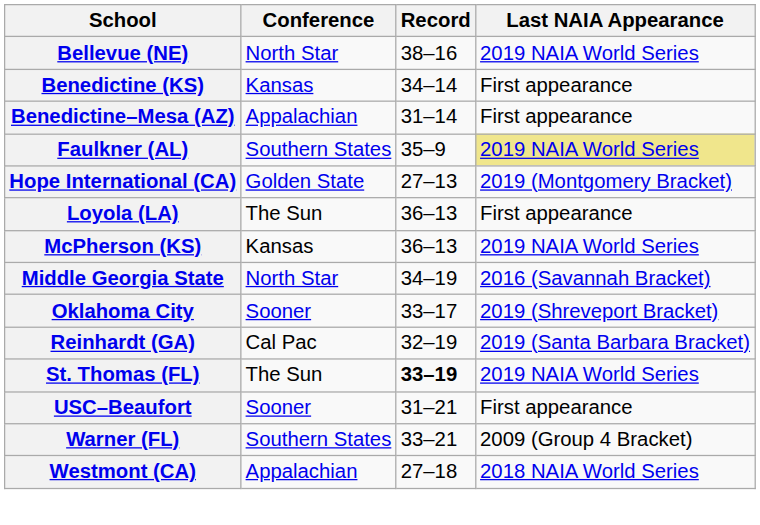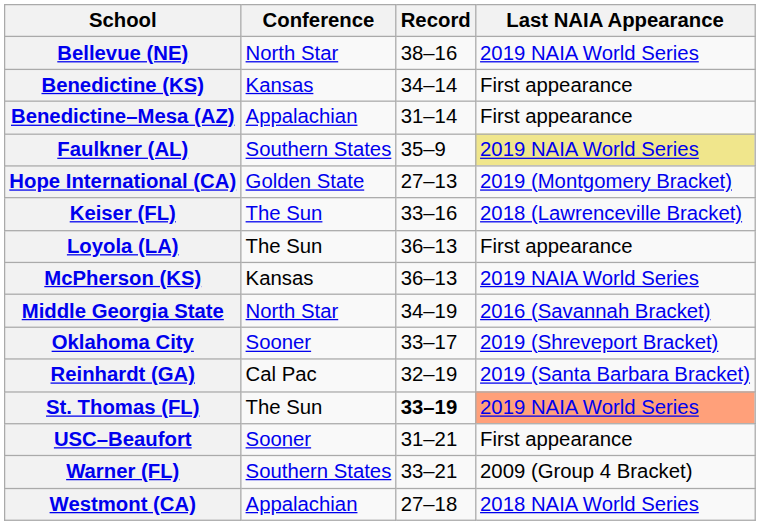+ row: (123, 213)
(589, 375) no background -> (589, 407) lightsalmon background
